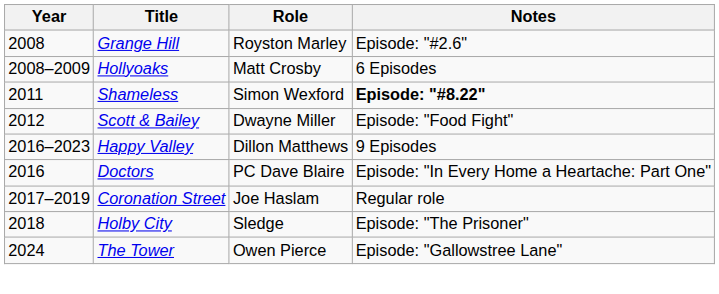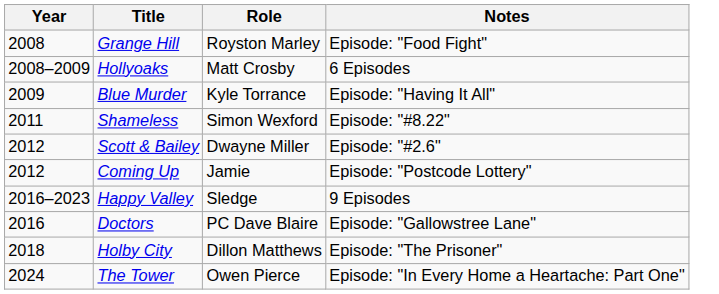(411, 43) Episode: "#2.6" -> (408, 43) Episode: "Food Fight"
+ row: (142, 95)
(421, 95) bold -> (390, 120) normal
(434, 120) Episode: "Food Fight" -> (385, 146) Episode: "#2.6"
+ row: (138, 172)
(291, 146) Dillon Matthews -> (232, 198) Sledge
(533, 172) Episode: "In Every Home a Heartache: Part One" -> (433, 224) Episode: "Gallowstree Lane"
- row: (161, 198)
(258, 224) Sledge -> (264, 250) Dillon Matthews
(459, 250) Episode: "Gallowstree Lane" -> (507, 276) Episode: "In Every Home a Heartache: Part One"
